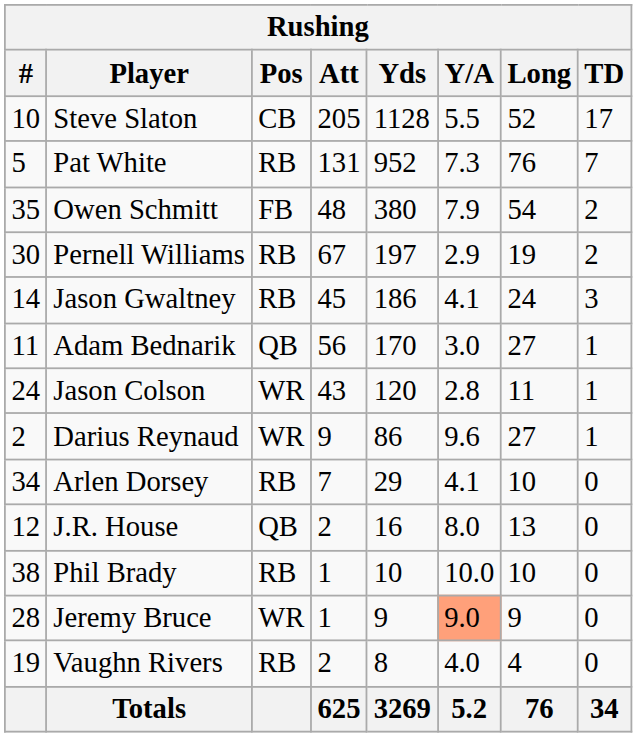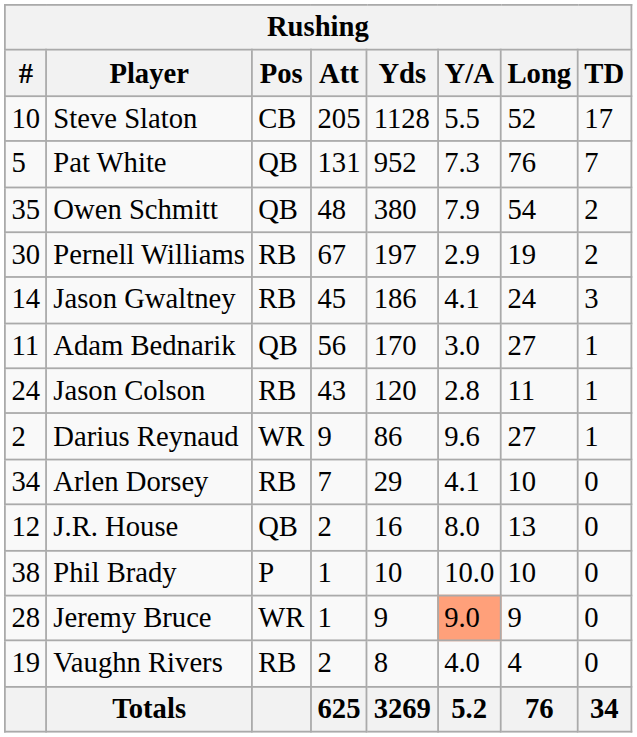(277, 163) RB -> (278, 163) QB
(276, 208) FB -> (278, 208) QB
(281, 390) WR -> (277, 390) RB
(277, 572) RB -> (266, 572) P
